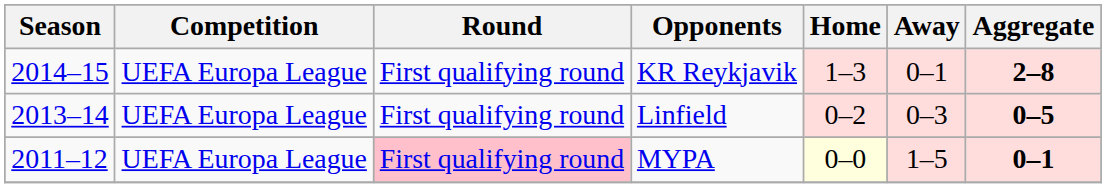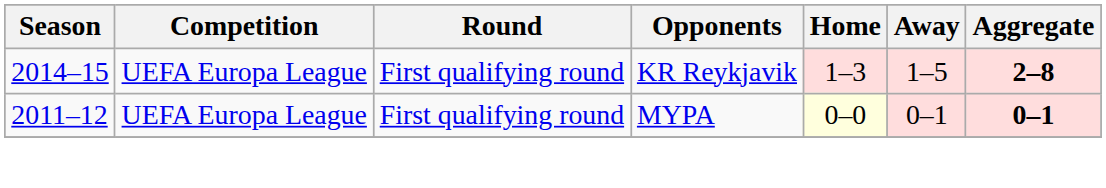(927, 70) 0–1 -> (927, 70) 1–5
- row: (682, 114)
(502, 159) pink background -> (502, 114) no background
(927, 159) 1–5 -> (927, 114) 0–1
